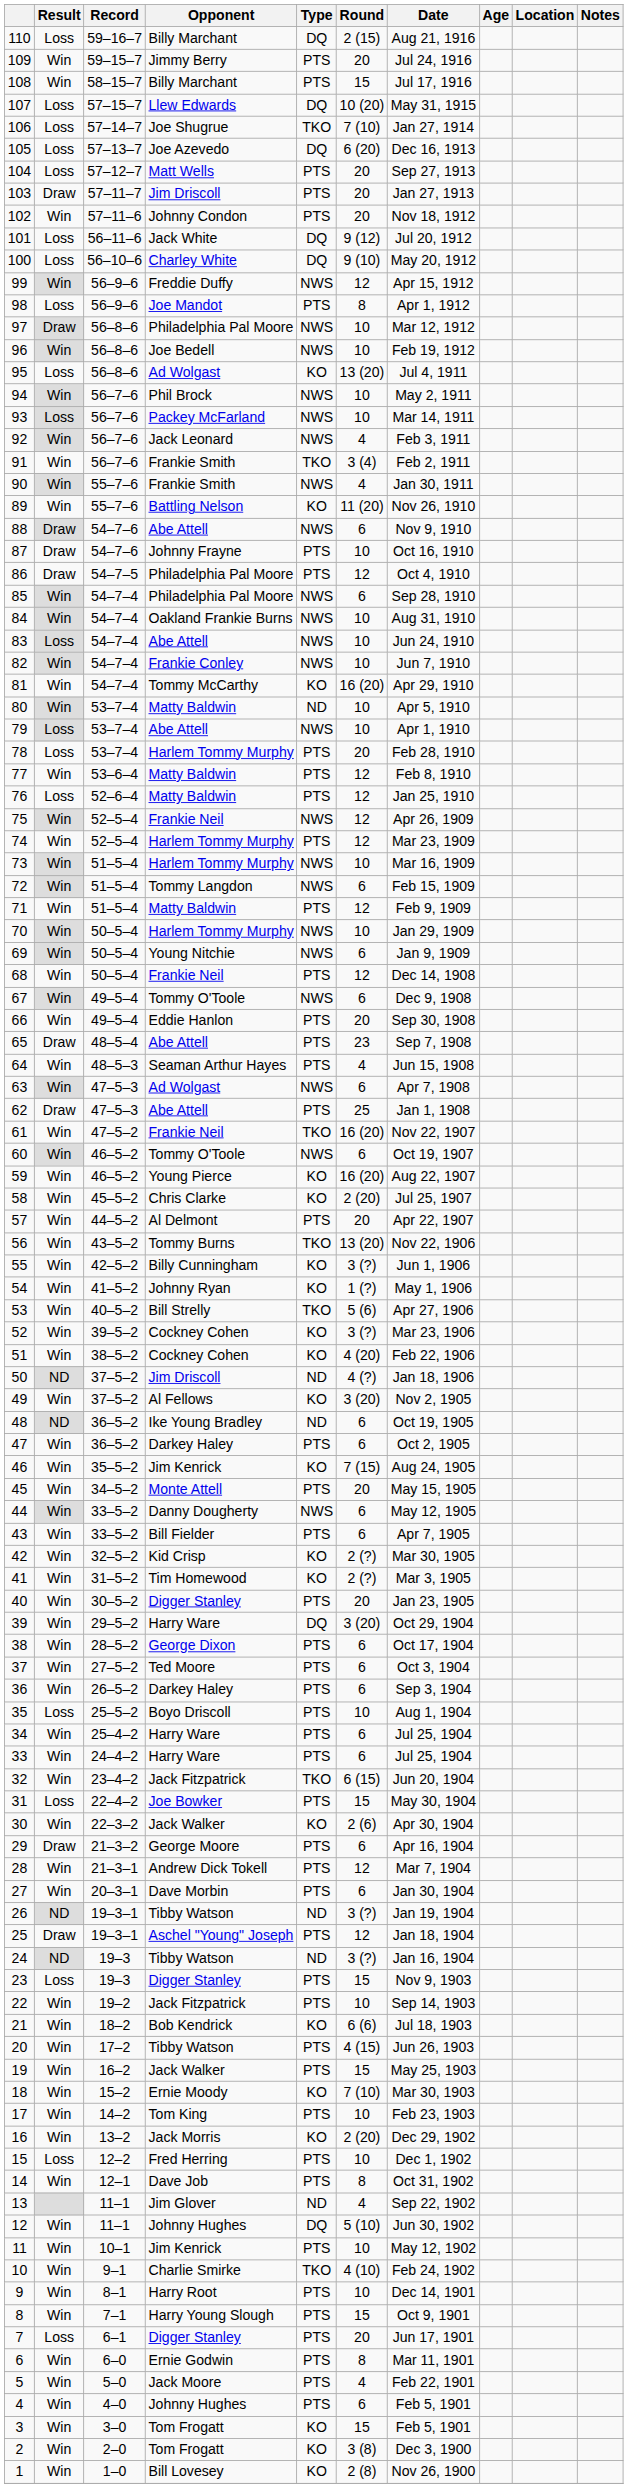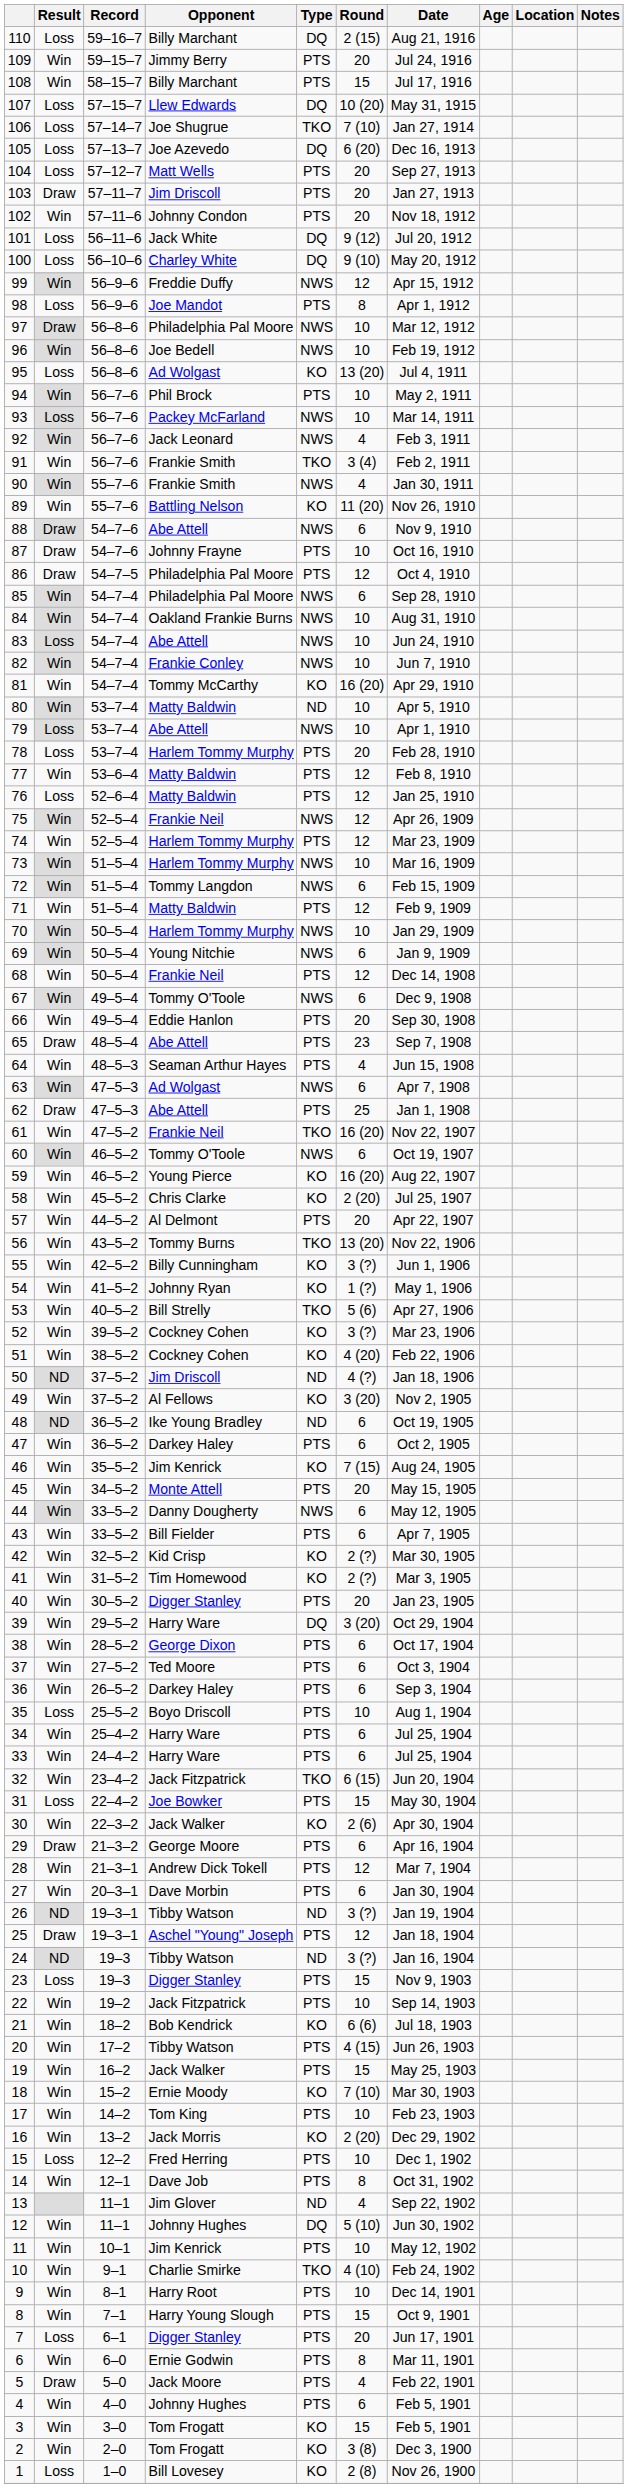(317, 395) NWS -> (317, 395) PTS
(59, 2382) Win -> (59, 2382) Draw
(59, 2471) Win -> (59, 2471) Loss
